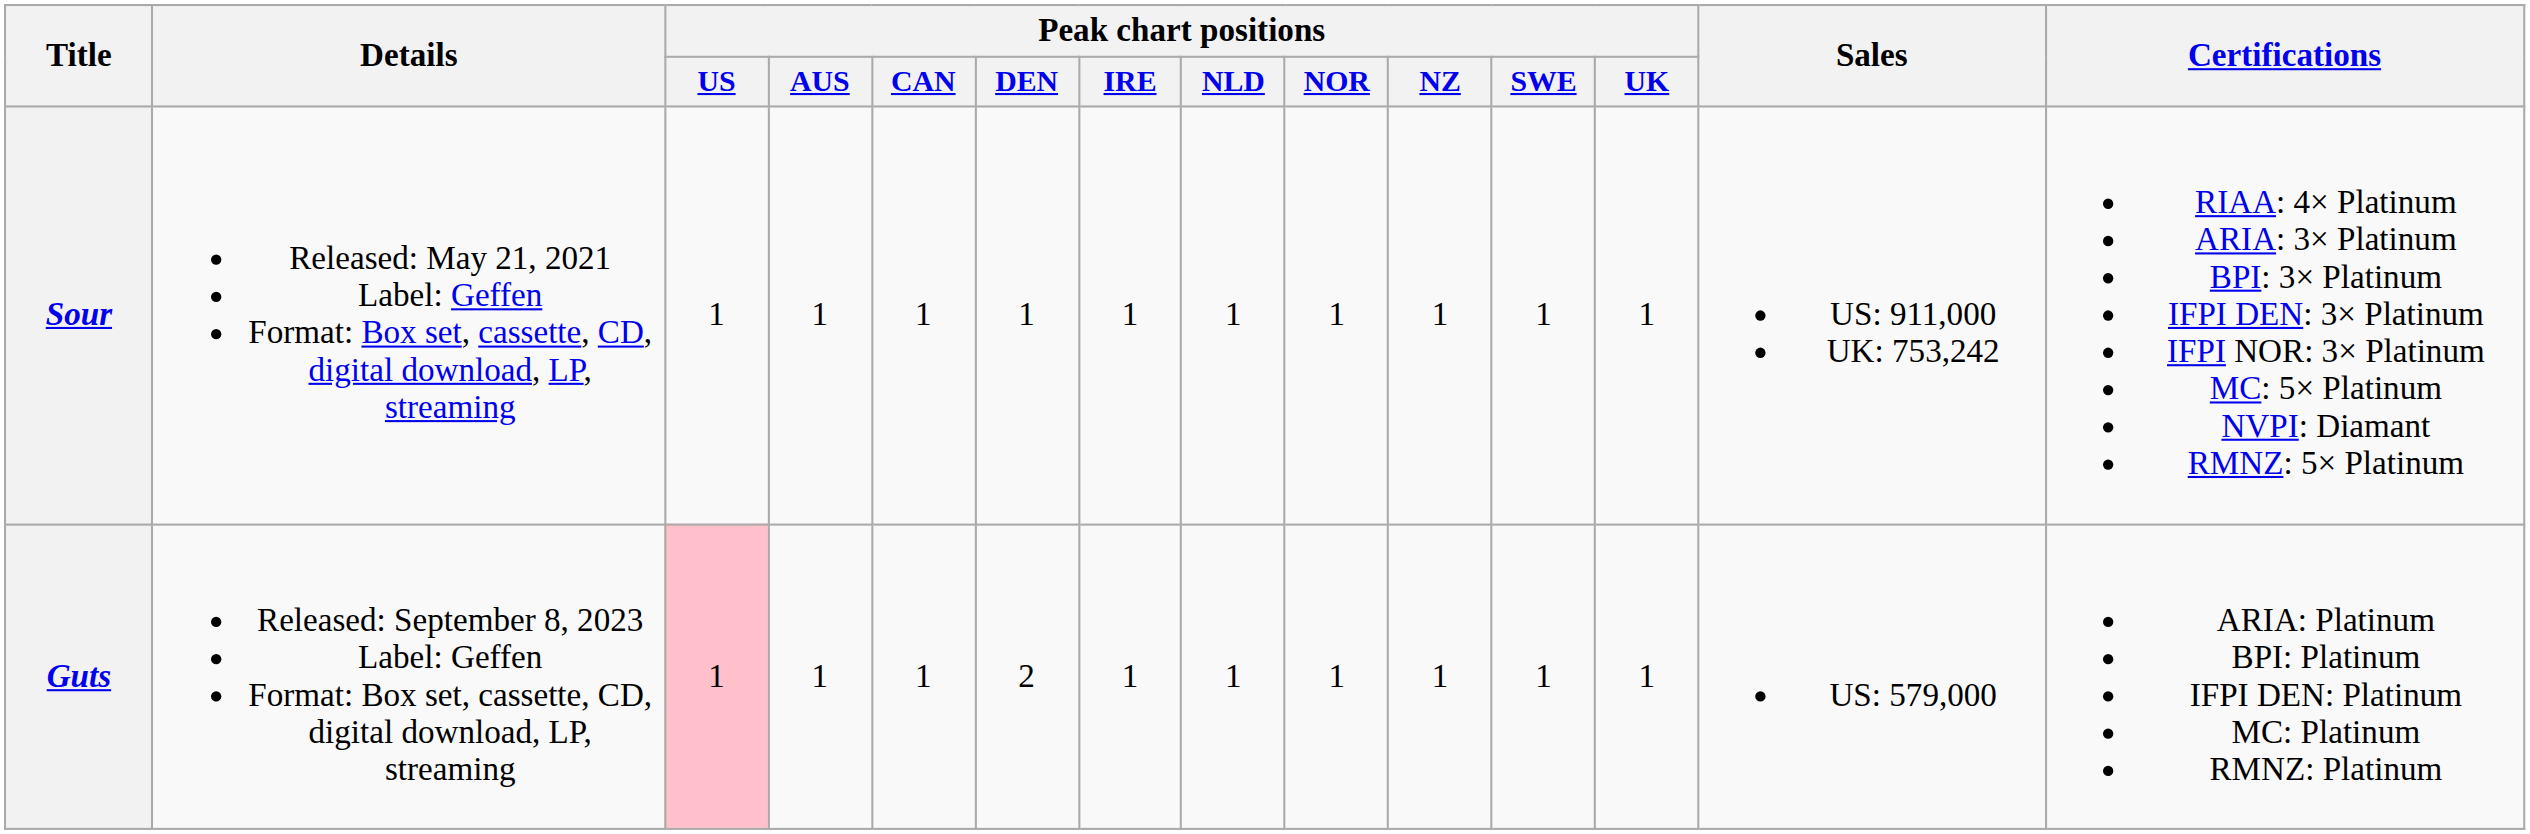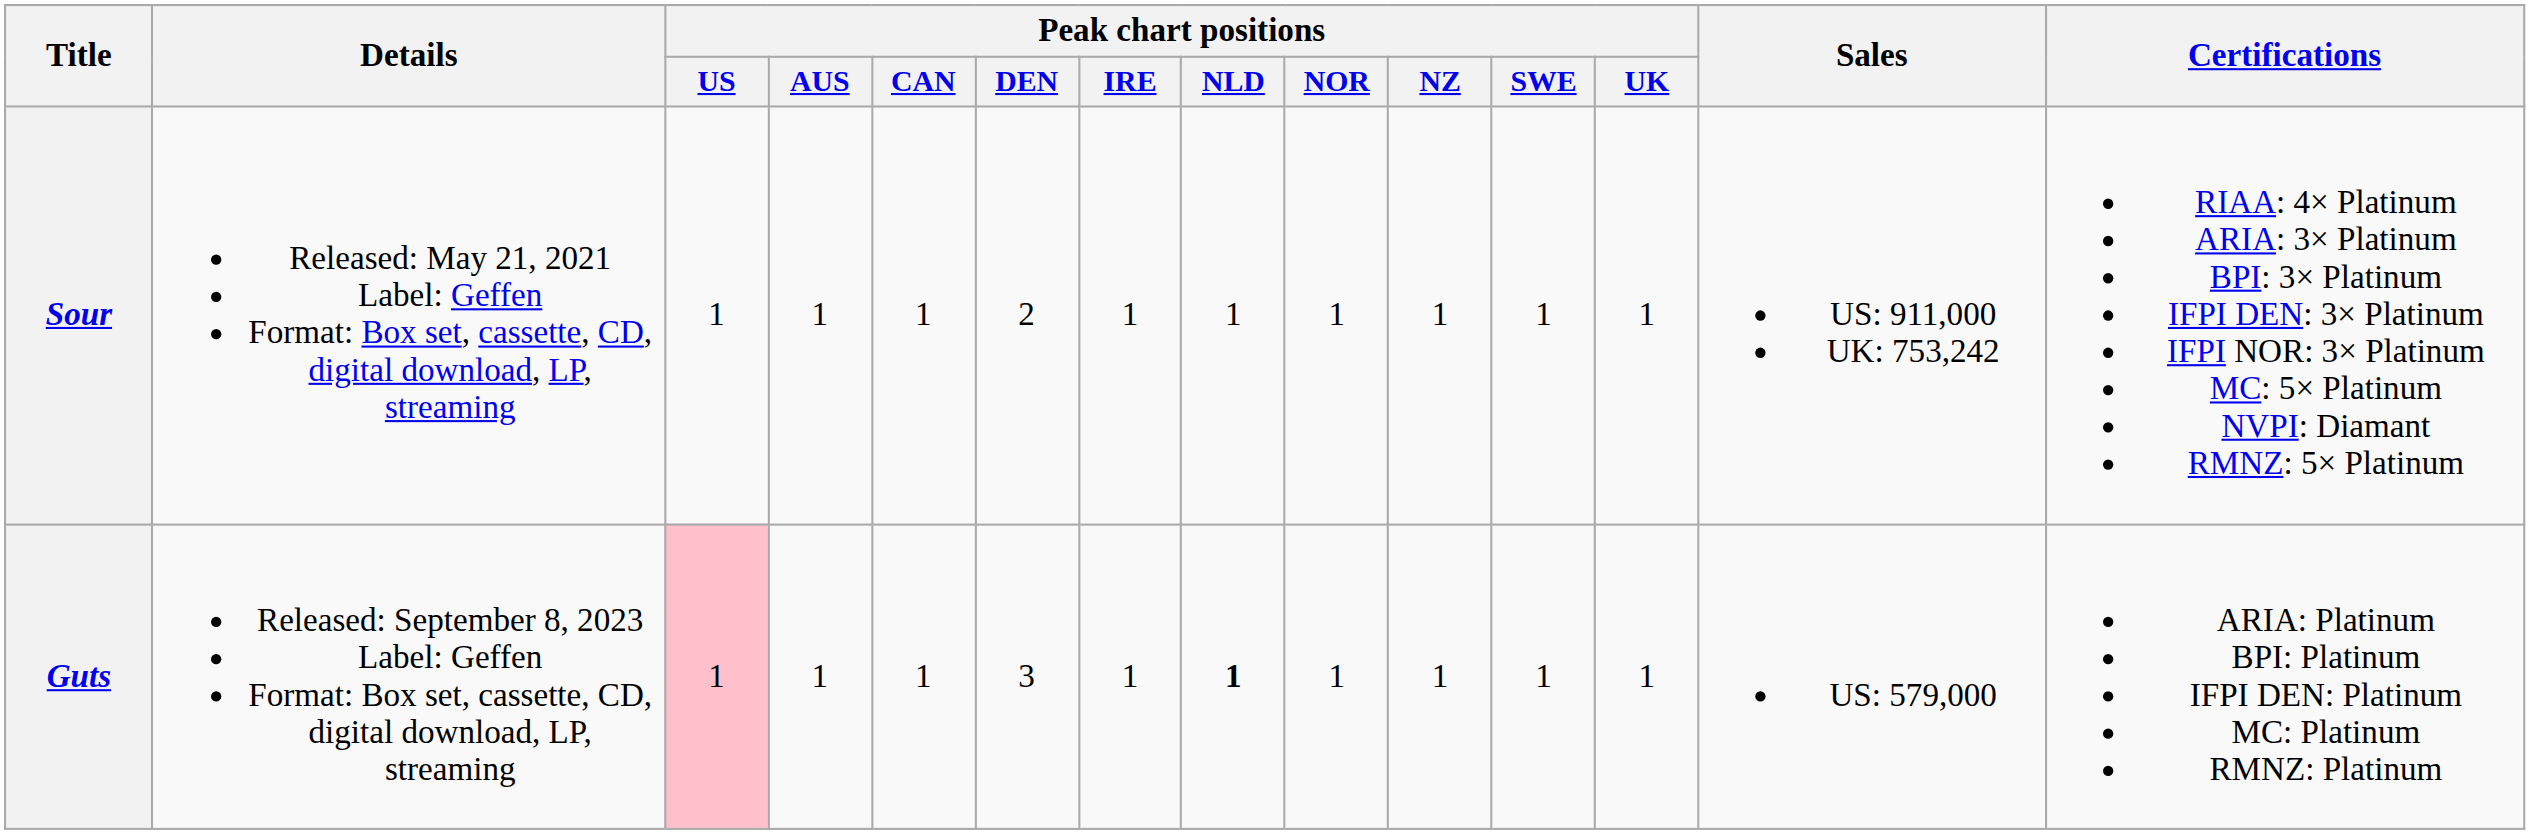(1027, 314) 1 -> (1027, 314) 2
(1027, 675) 2 -> (1027, 675) 3
(1233, 675) normal -> (1233, 675) bold
